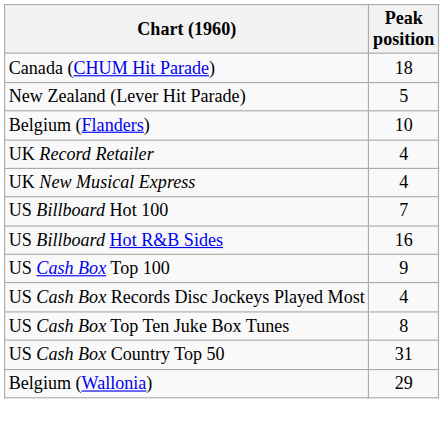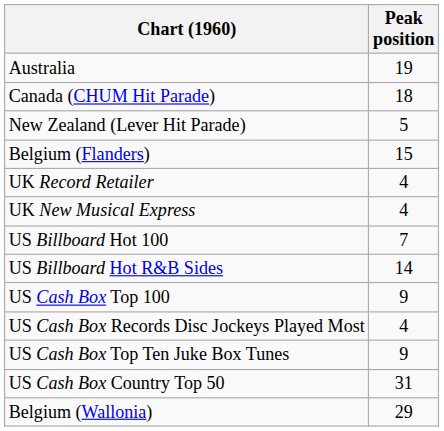+ row: (42, 67)
(404, 125) 10 -> (404, 153) 15
(404, 239) 16 -> (404, 268) 14
(404, 325) 8 -> (404, 354) 9
